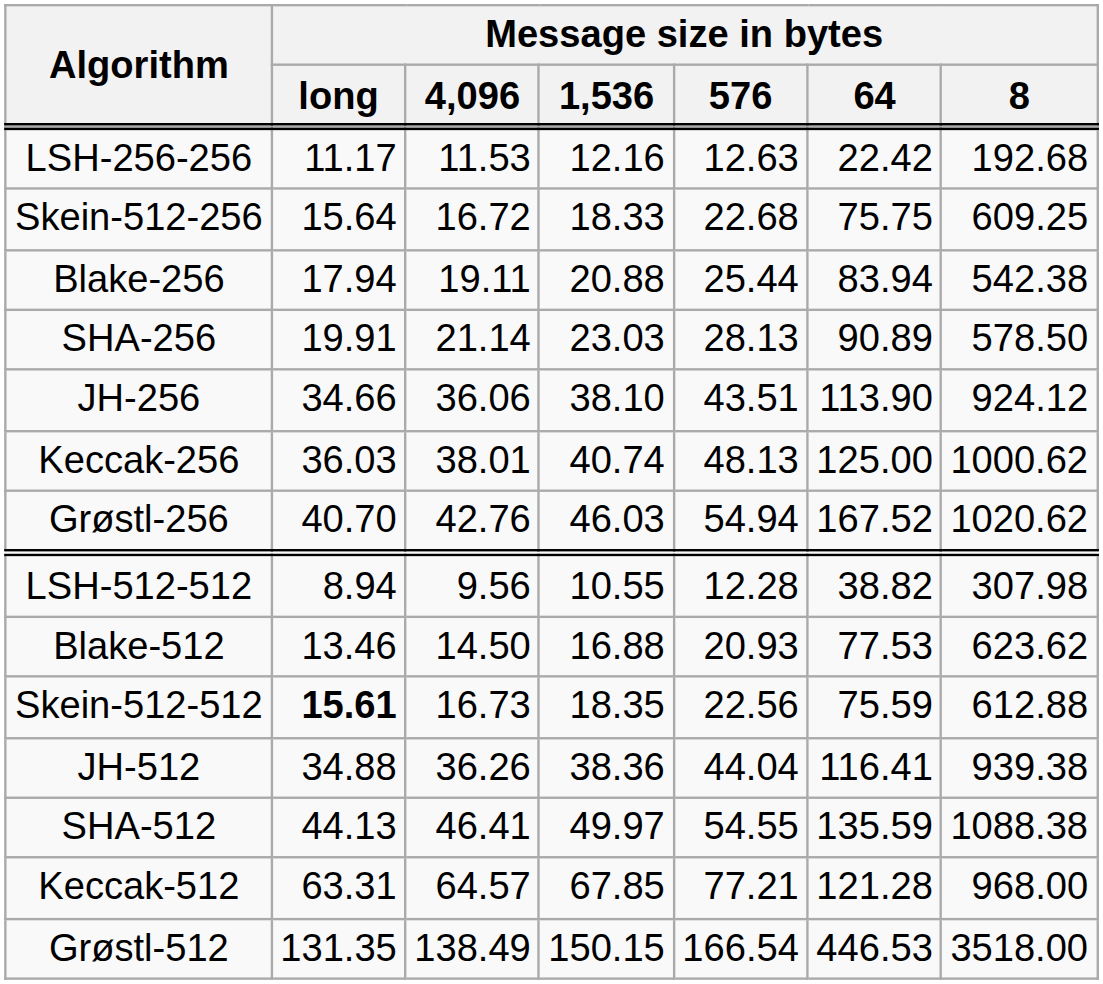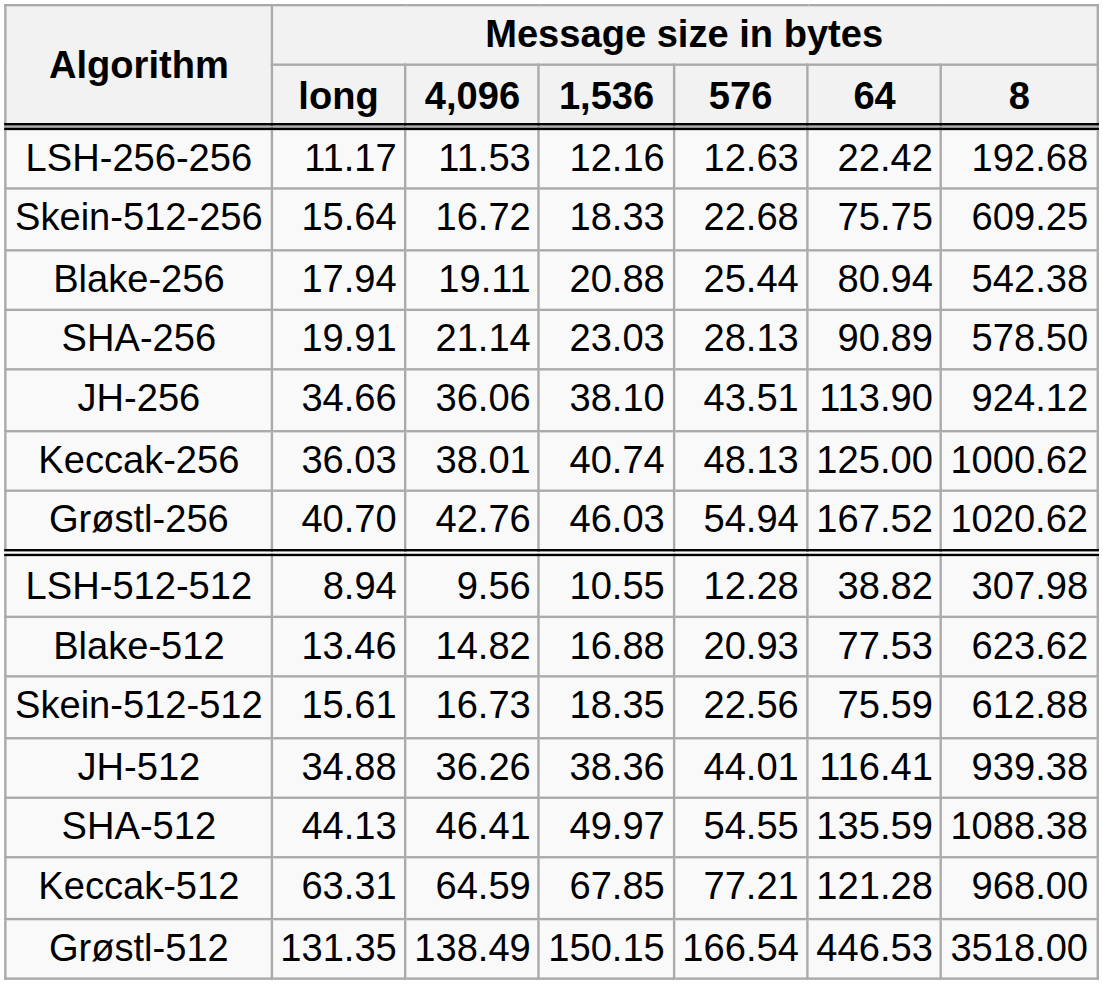(885, 278) 83.94 -> (885, 278) 80.94
(483, 645) 14.50 -> (483, 645) 14.82
(349, 706) bold -> (349, 706) normal
(751, 766) 44.04 -> (751, 766) 44.01
(483, 887) 64.57 -> (483, 887) 64.59
